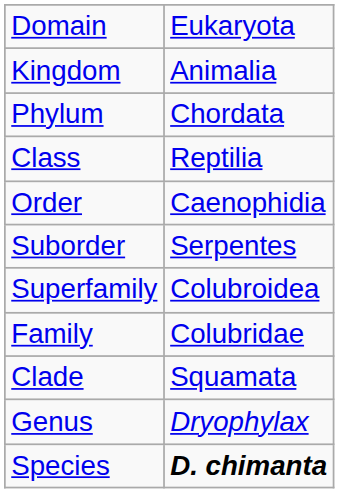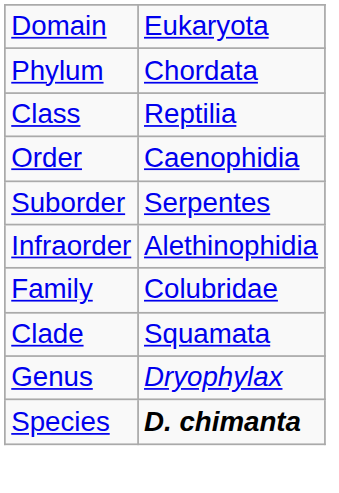- row: (66, 70)
+ row: (71, 245)
- row: (84, 289)
